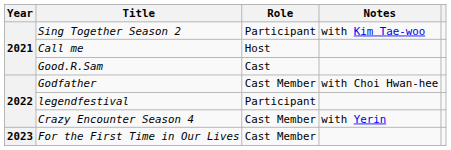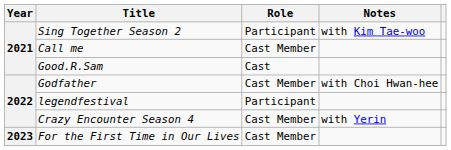(258, 48) Host -> (280, 48) Cast Member
